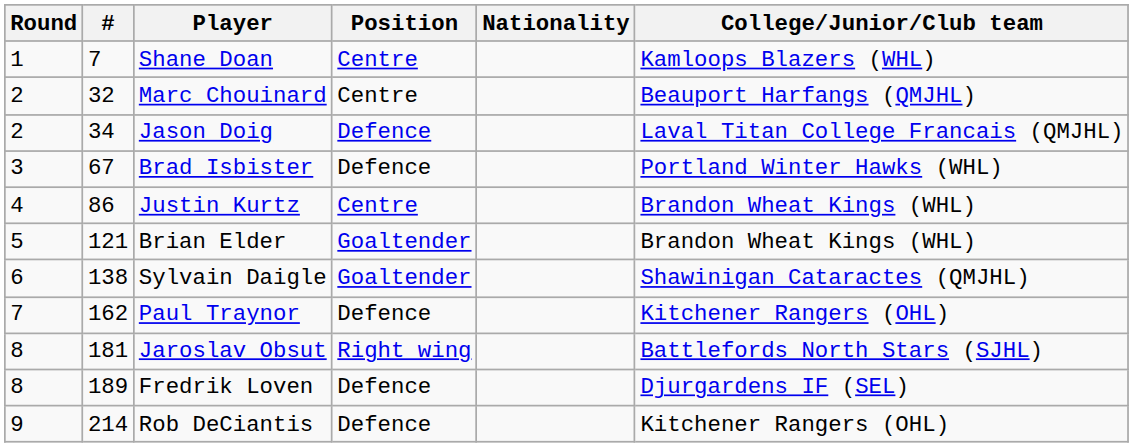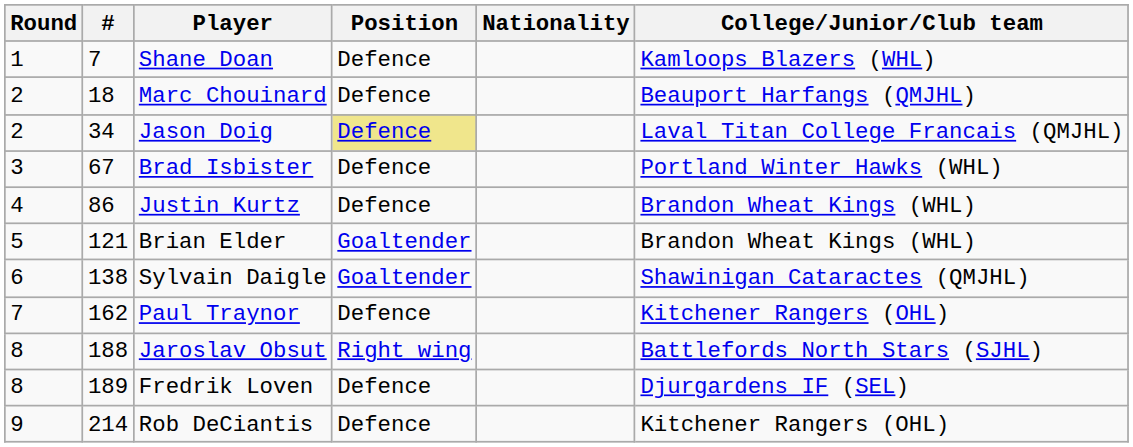(378, 60) Centre -> (384, 60) Defence
(101, 96) 32 -> (101, 96) 18
(378, 96) Centre -> (384, 96) Defence
(384, 132) no background -> (384, 132) khaki background
(378, 205) Centre -> (384, 205) Defence
(108, 351) 181 -> (108, 351) 188
